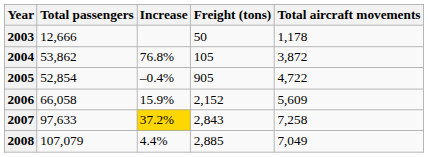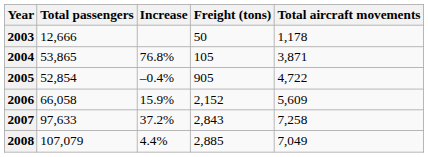(58, 57) 53,862 -> (58, 57) 53,865
(292, 57) 3,872 -> (292, 57) 3,871
(157, 120) gold background -> (157, 120) no background
